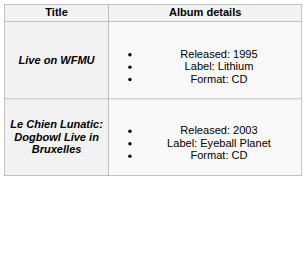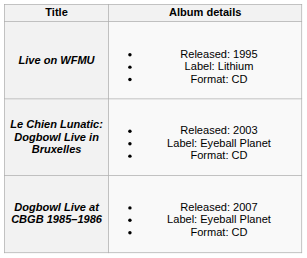+ row: (57, 214)
